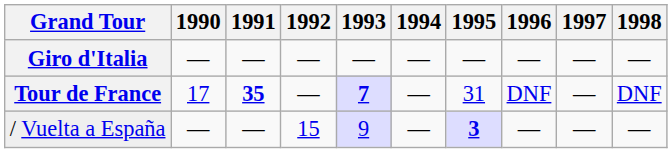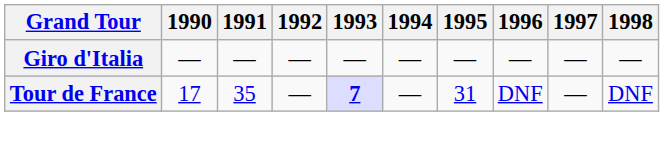(253, 93) bold -> (245, 93) normal
- row: (88, 128)
